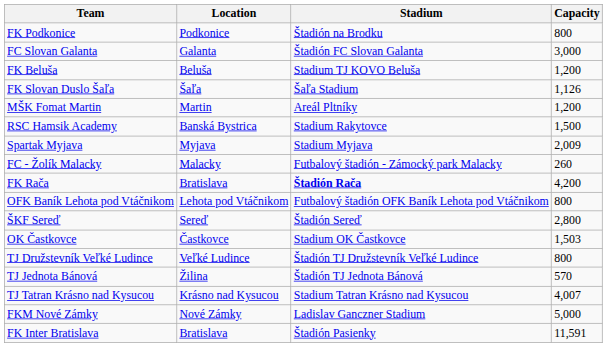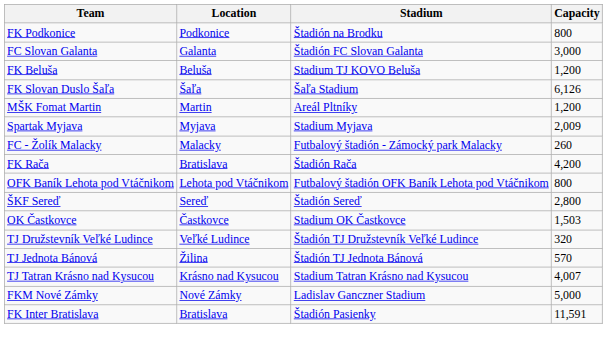(568, 88) 1,126 -> (568, 88) 6,126
- row: (62, 126)
(328, 182) bold -> (325, 164) normal
(563, 257) 800 -> (563, 239) 320
